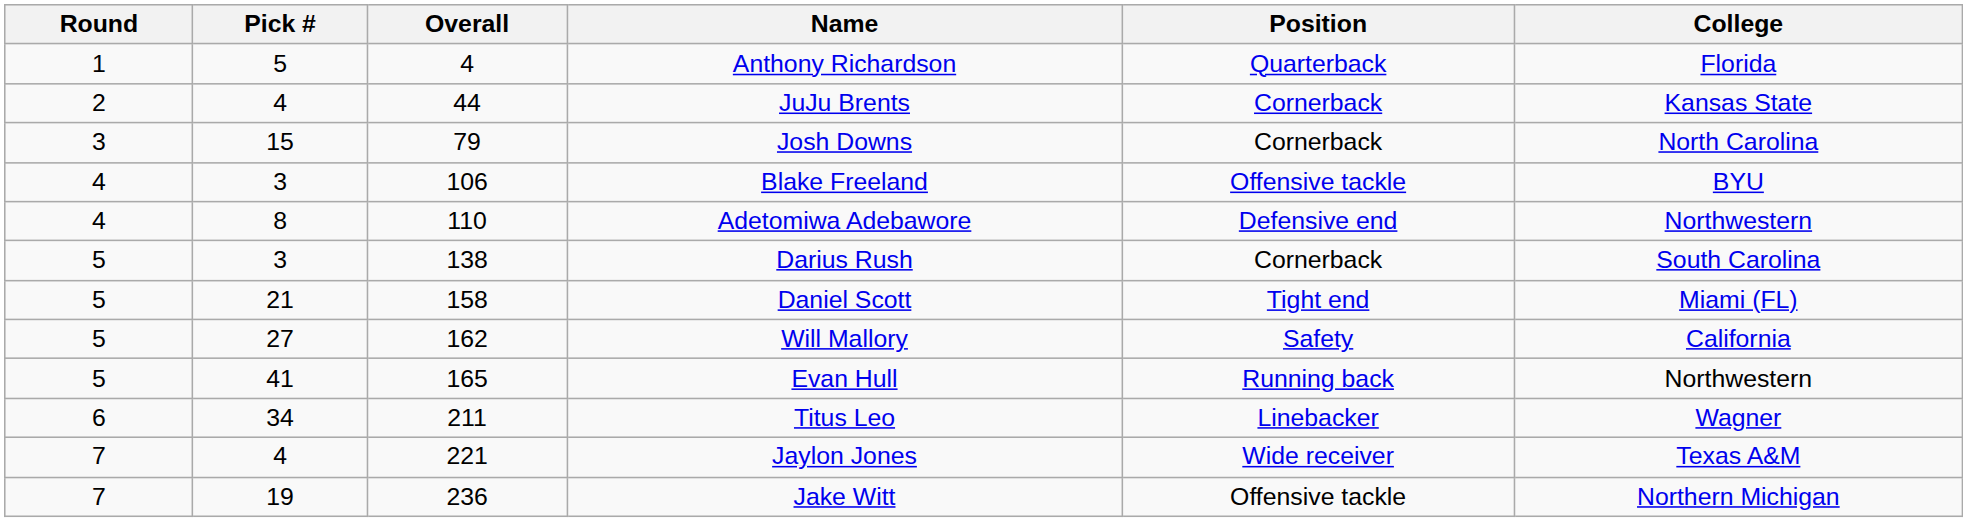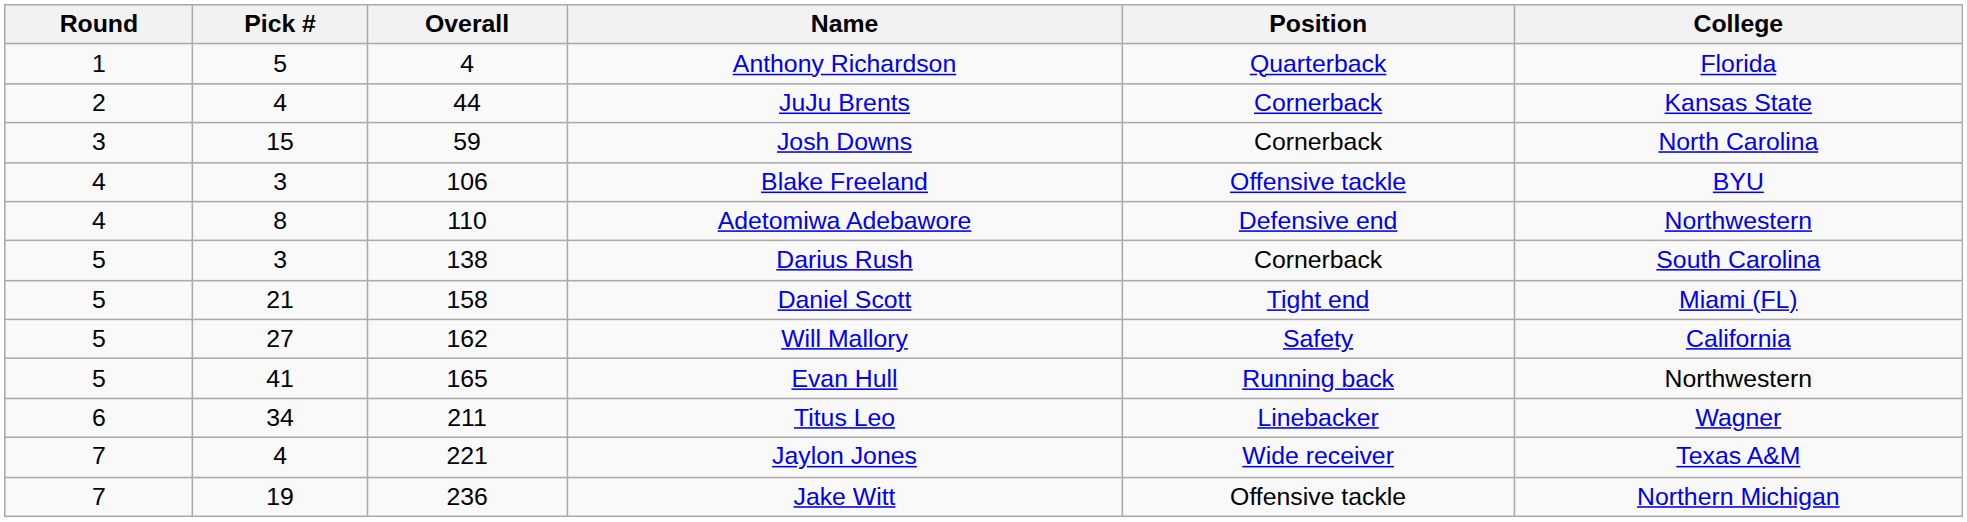(467, 142) 79 -> (467, 142) 59
